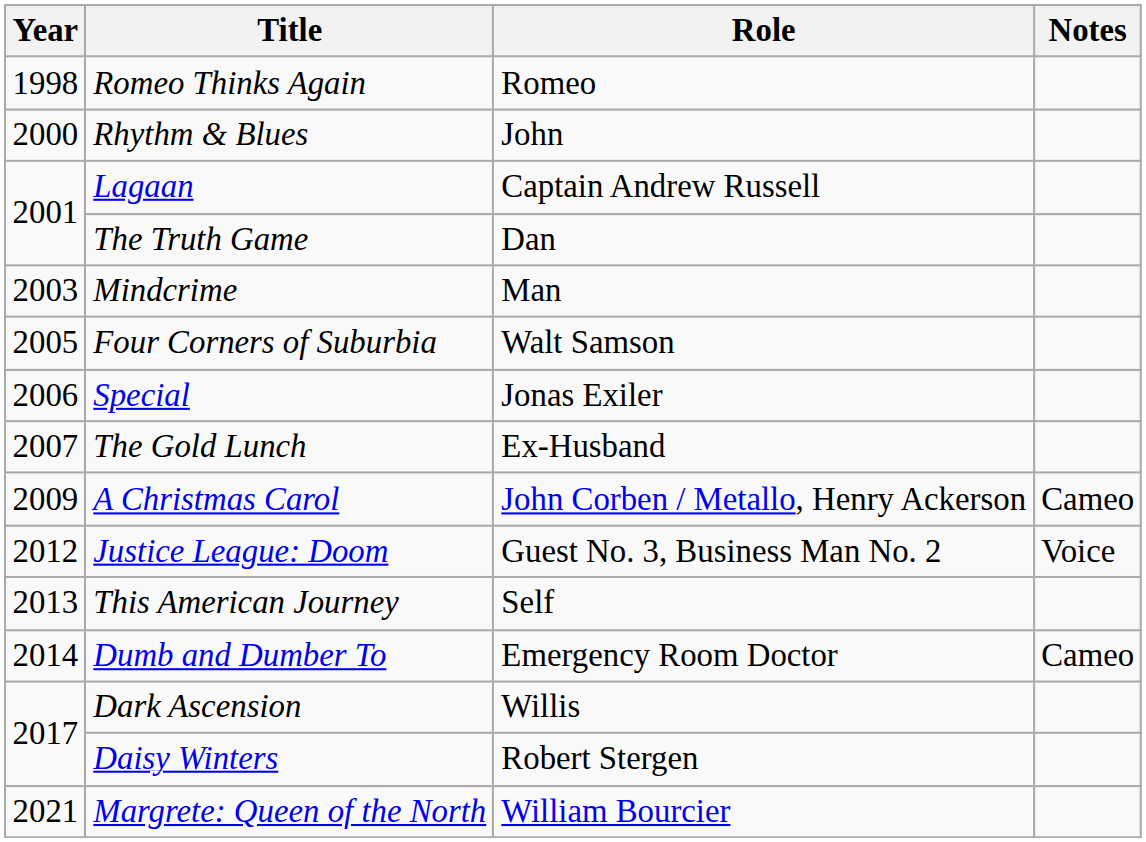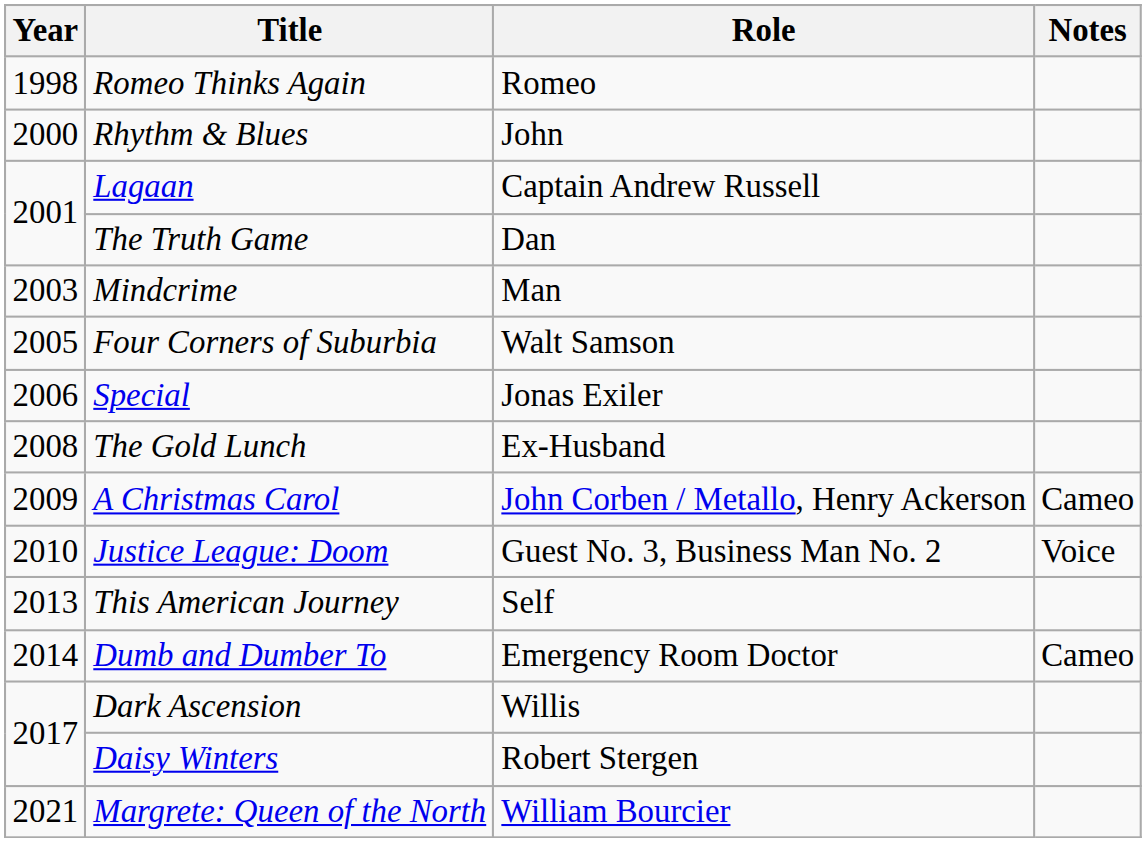(45, 446) 2007 -> (45, 446) 2008
(45, 550) 2012 -> (45, 550) 2010
